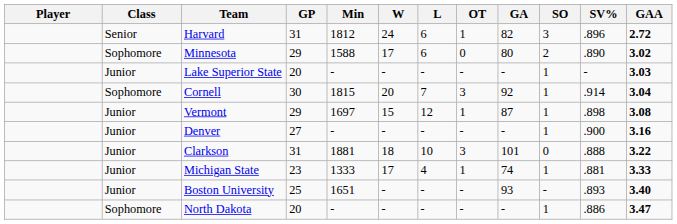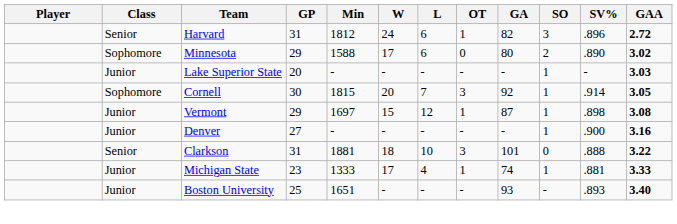(640, 92) 3.04 -> (640, 92) 3.05
(120, 151) Junior -> (121, 151) Senior
- row: (218, 209)
